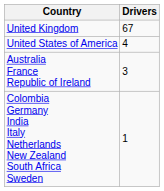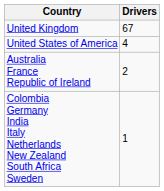(125, 71) 3 -> (125, 71) 2
